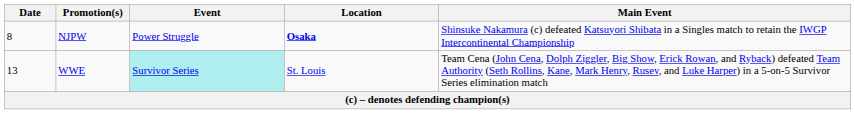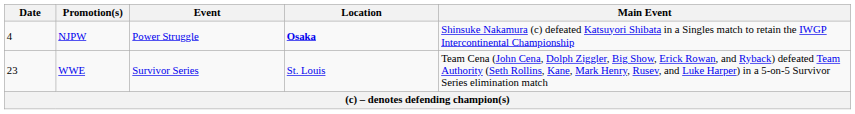(9, 36) 8 -> (9, 36) 4
(12, 71) 13 -> (12, 71) 23
(166, 71) paleturquoise background -> (166, 71) no background
